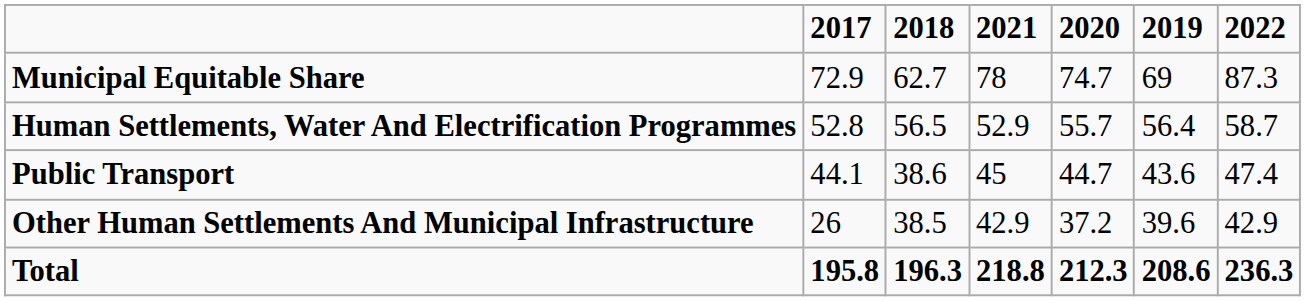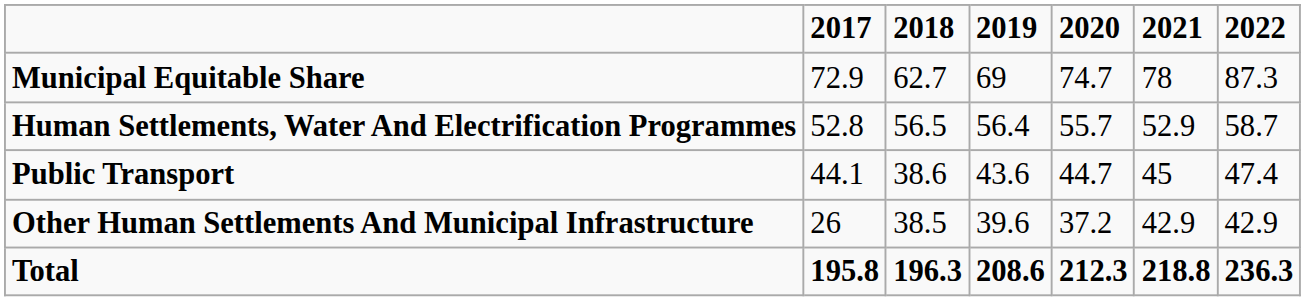columns swapped: (1172, 28) <-> (1007, 28)
